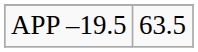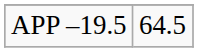(162, 25) 63.5 -> (162, 25) 64.5
